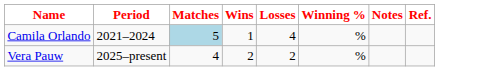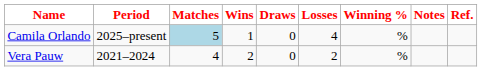+ column: (278, 14)
(126, 35) 2021–2024 -> (131, 35) 2025–present
(131, 55) 2025–present -> (126, 55) 2021–2024
